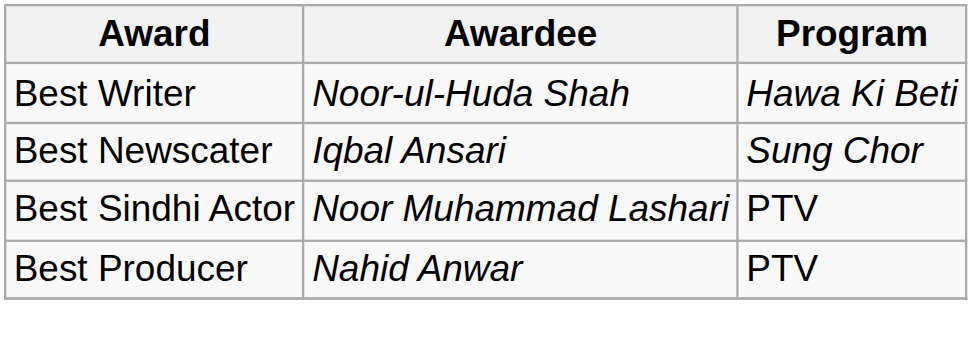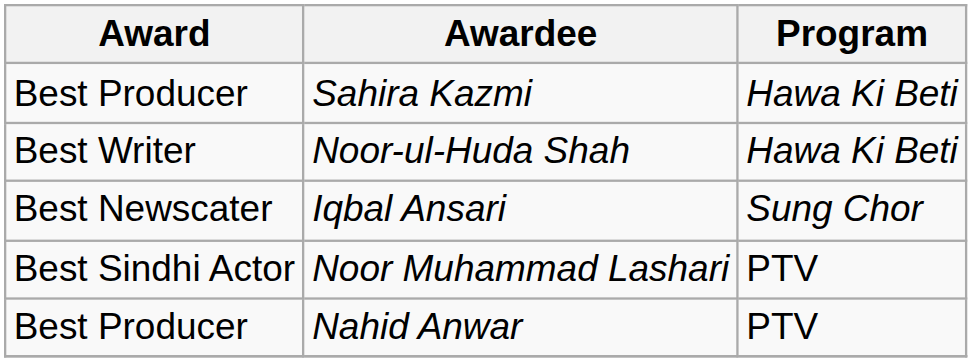+ row: (422, 92)
